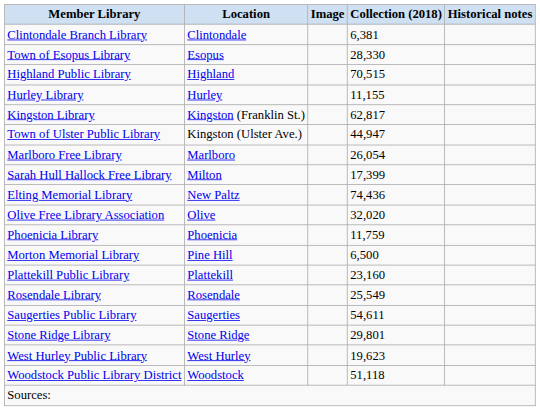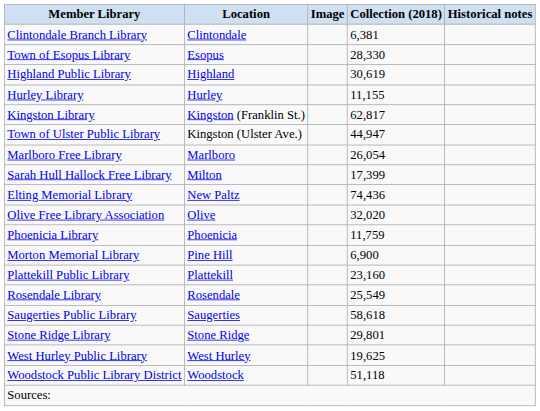(368, 74) 70,515 -> (368, 74) 30,619
(364, 255) 6,500 -> (364, 255) 6,900
(367, 315) 54,611 -> (368, 315) 58,618
(368, 355) 19,623 -> (368, 355) 19,625
